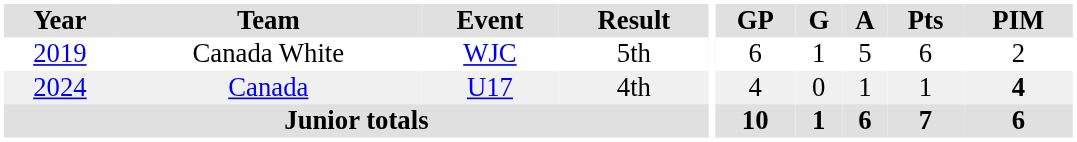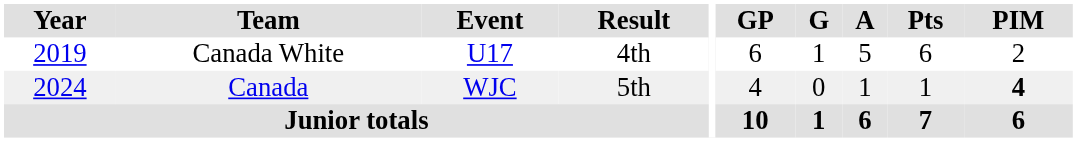(490, 53) WJC -> (490, 53) U17
(634, 53) 5th -> (634, 53) 4th
(490, 87) U17 -> (490, 87) WJC
(634, 87) 4th -> (634, 87) 5th
